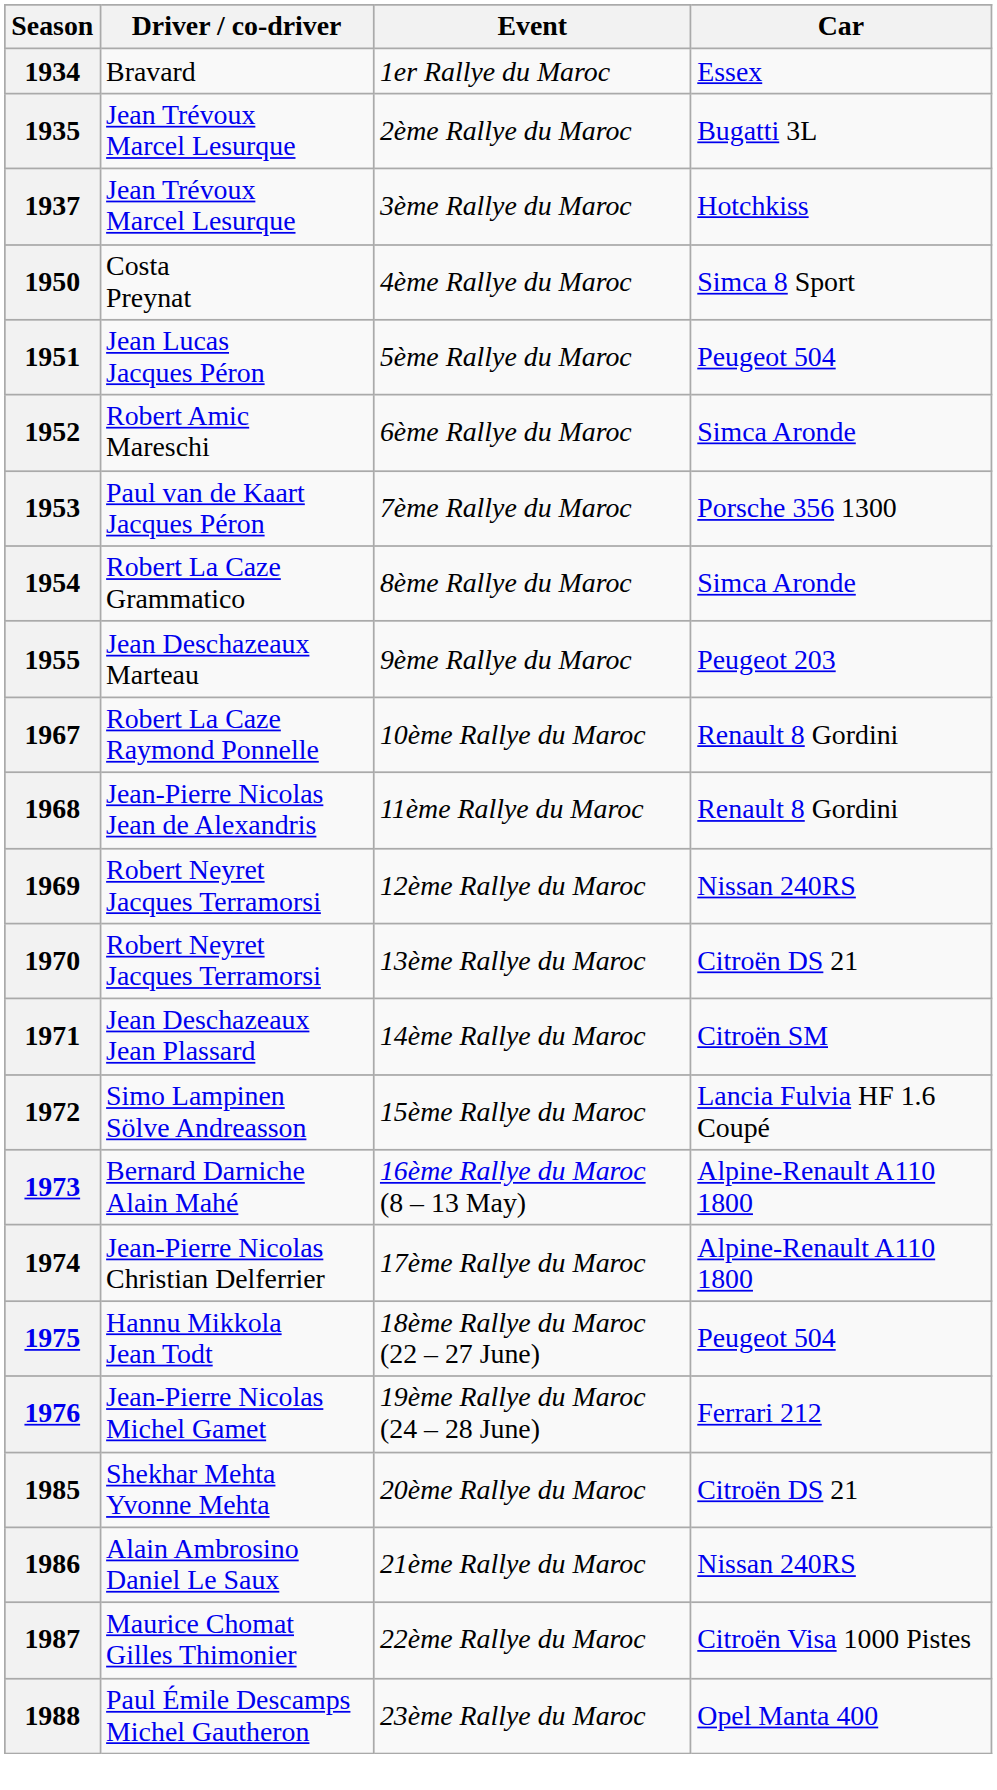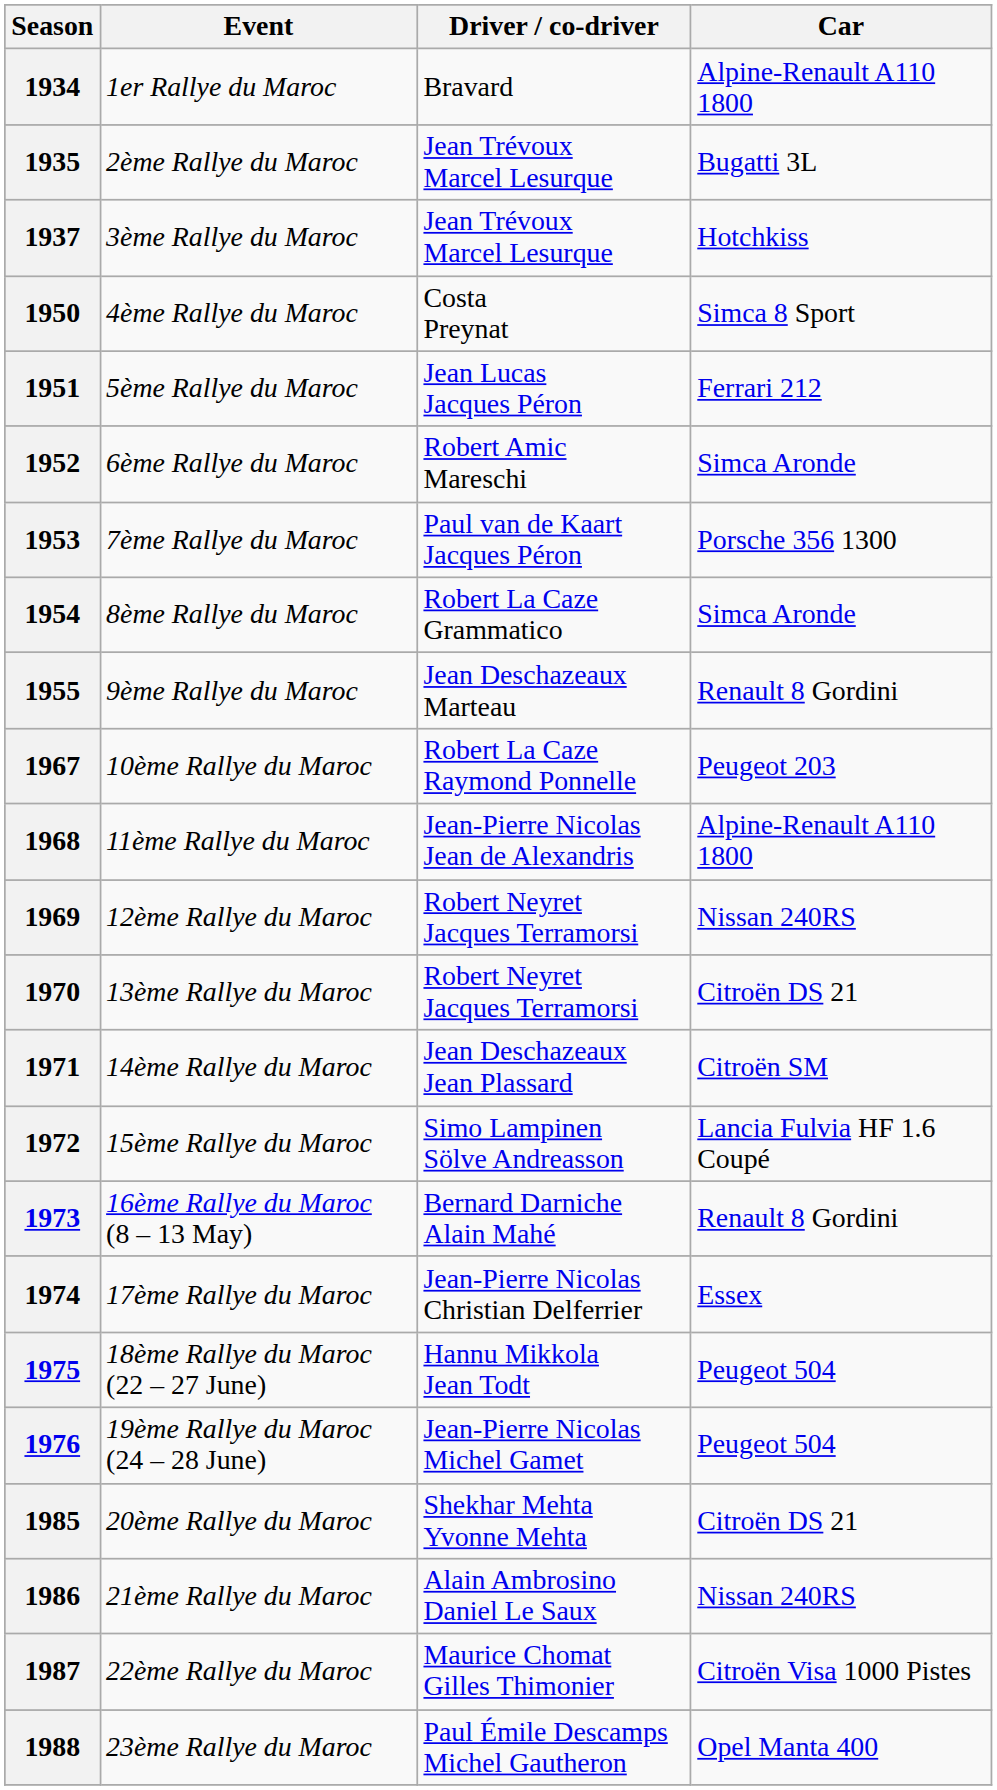columns swapped: (532, 26) <-> (237, 26)
(730, 70) Essex -> (816, 86) Alpine-Renault A110 1800
(766, 356) Peugeot 504 -> (760, 388) Ferrari 212
(766, 658) Peugeot 203 -> (798, 690) Renault 8 Gordini
(798, 734) Renault 8 Gordini -> (766, 765) Peugeot 203
(798, 809) Renault 8 Gordini -> (816, 841) Alpine-Renault A110 1800
(816, 1187) Alpine-Renault A110 1800 -> (798, 1218) Renault 8 Gordini
(816, 1262) Alpine-Renault A110 1800 -> (730, 1293) Essex
(760, 1413) Ferrari 212 -> (766, 1444) Peugeot 504
